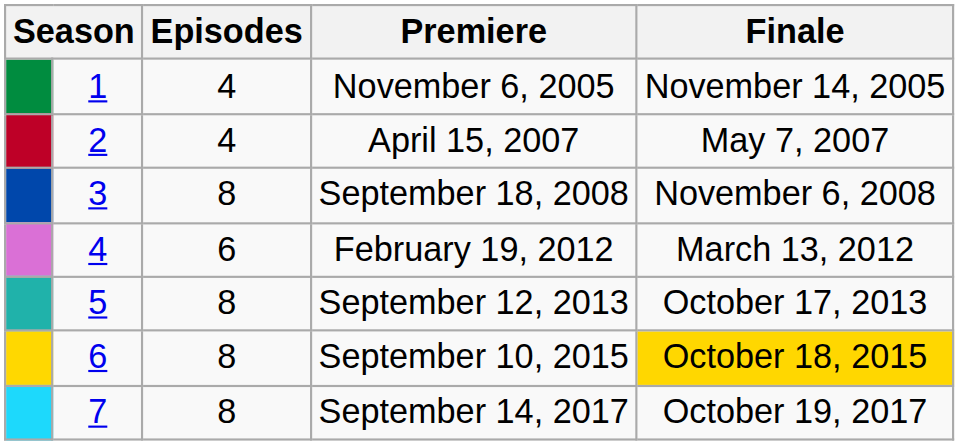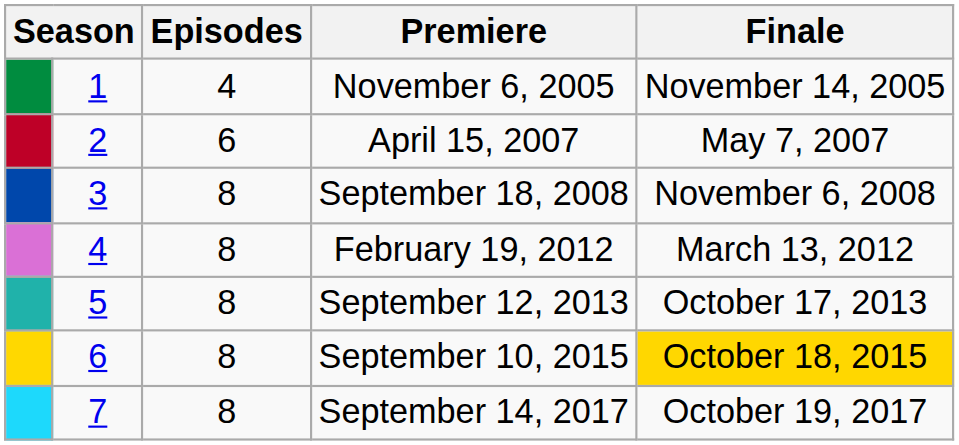(227, 140) 4 -> (227, 140) 6
(227, 248) 6 -> (227, 248) 8
